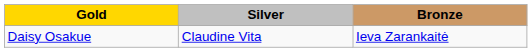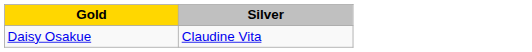- column: (440, 15)
